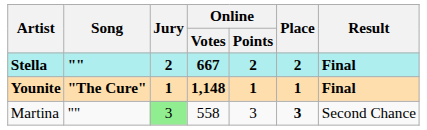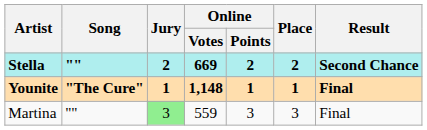(208, 64) 667 -> (206, 64) 669
(339, 64) Final -> (369, 64) Second Chance
(208, 112) 558 -> (206, 112) 559
(298, 112) bold -> (295, 112) normal
(369, 112) Second Chance -> (335, 112) Final
